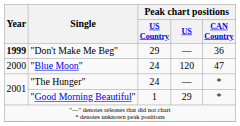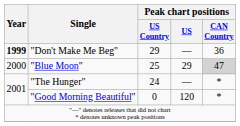(154, 66) 24 -> (154, 66) 25
(187, 66) 120 -> (187, 66) 29
(219, 66) no background -> (219, 66) lightgrey background
(154, 97) 1 -> (154, 97) 0
(187, 97) 29 -> (187, 97) 120
